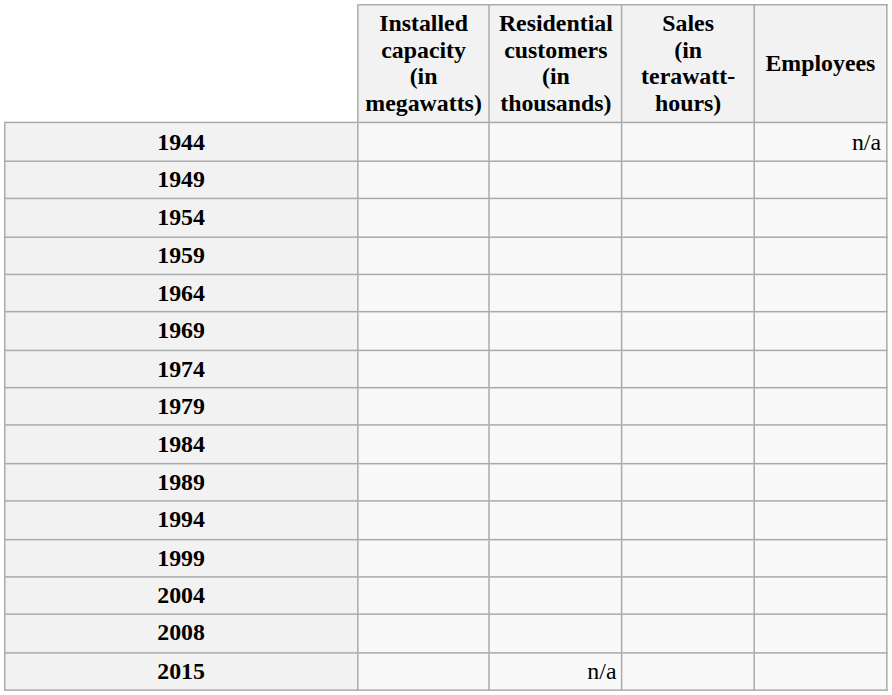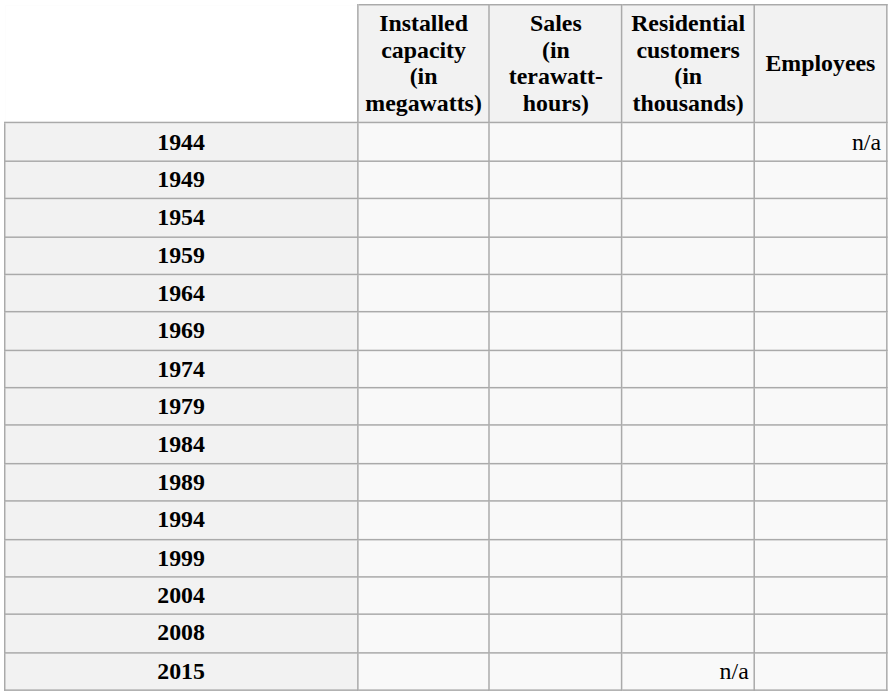columns swapped: (688, 63) <-> (556, 63)
